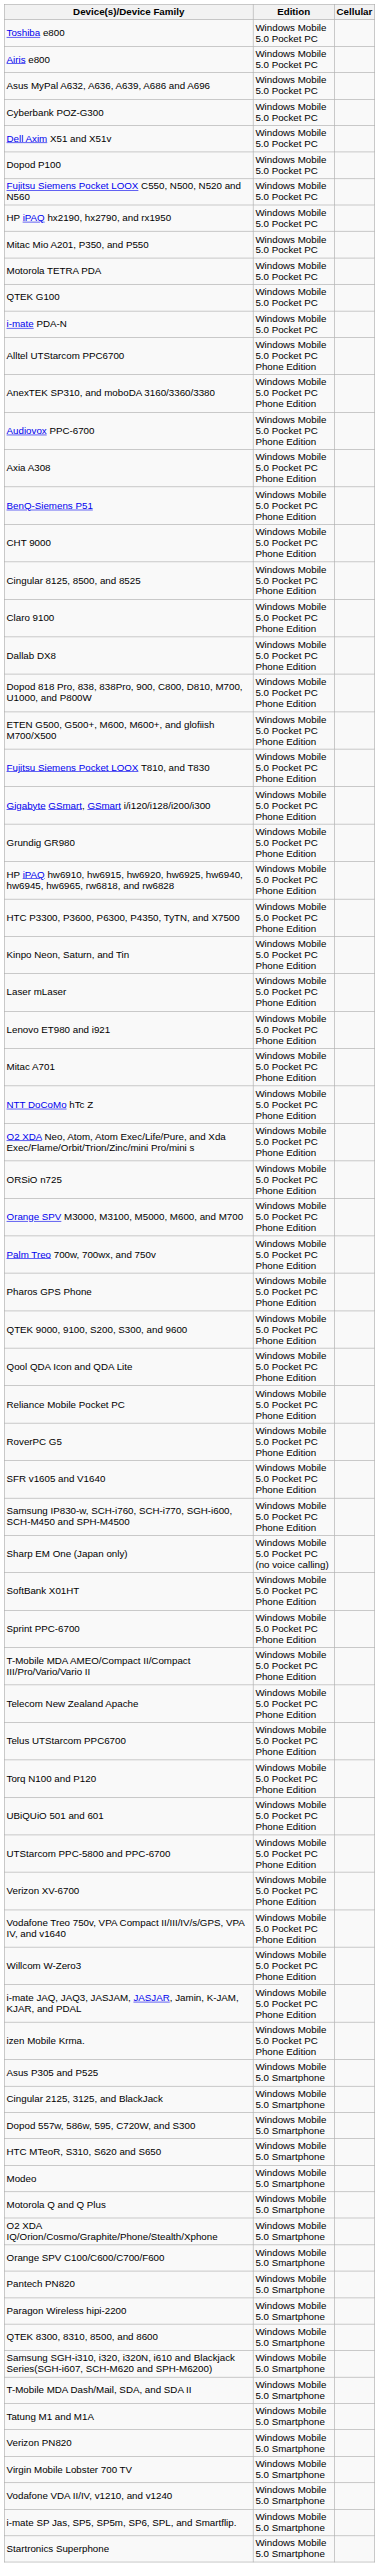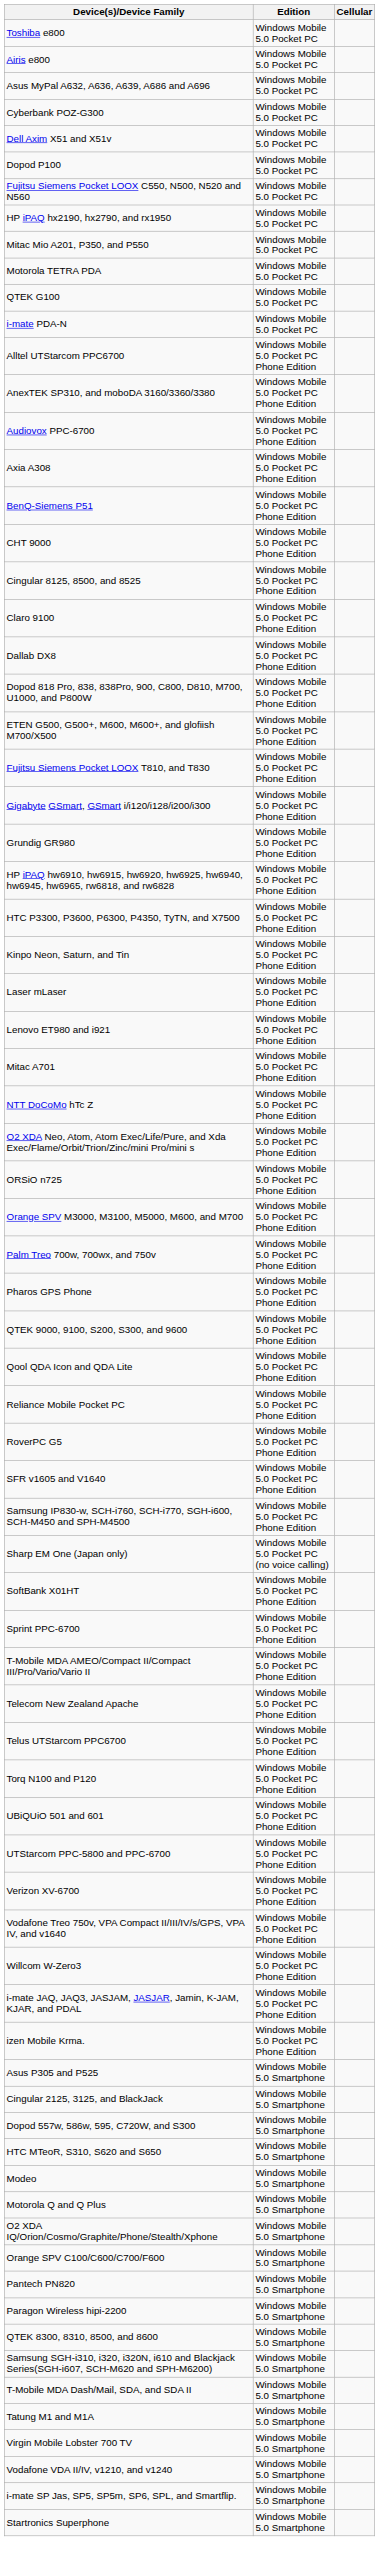- row: (39, 2443)
